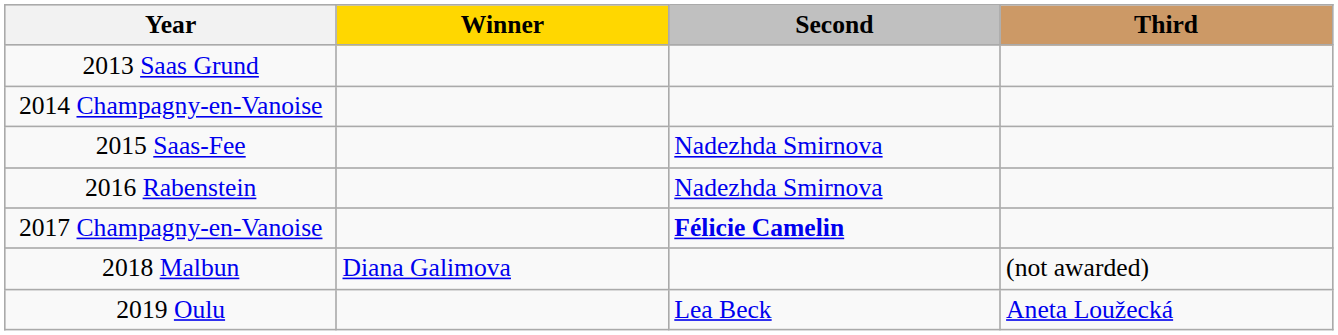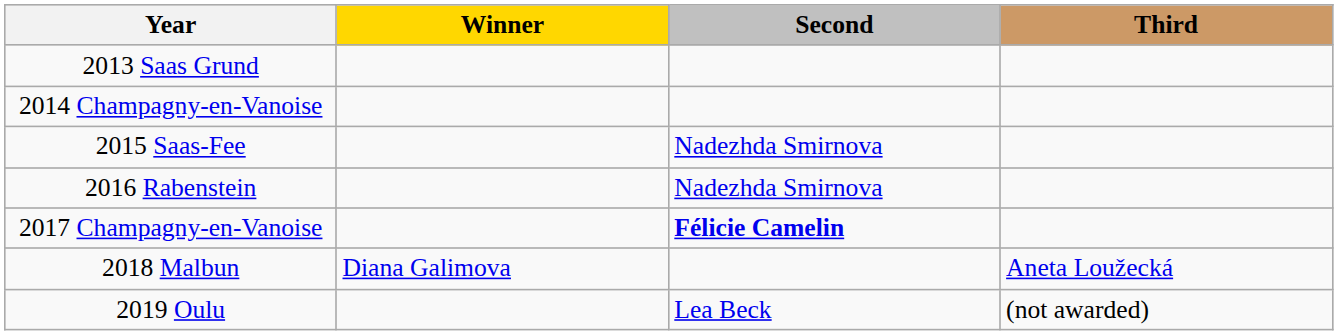(1078, 268) (not awarded) -> (1090, 268) Aneta Loužecká
(1090, 308) Aneta Loužecká -> (1078, 308) (not awarded)
